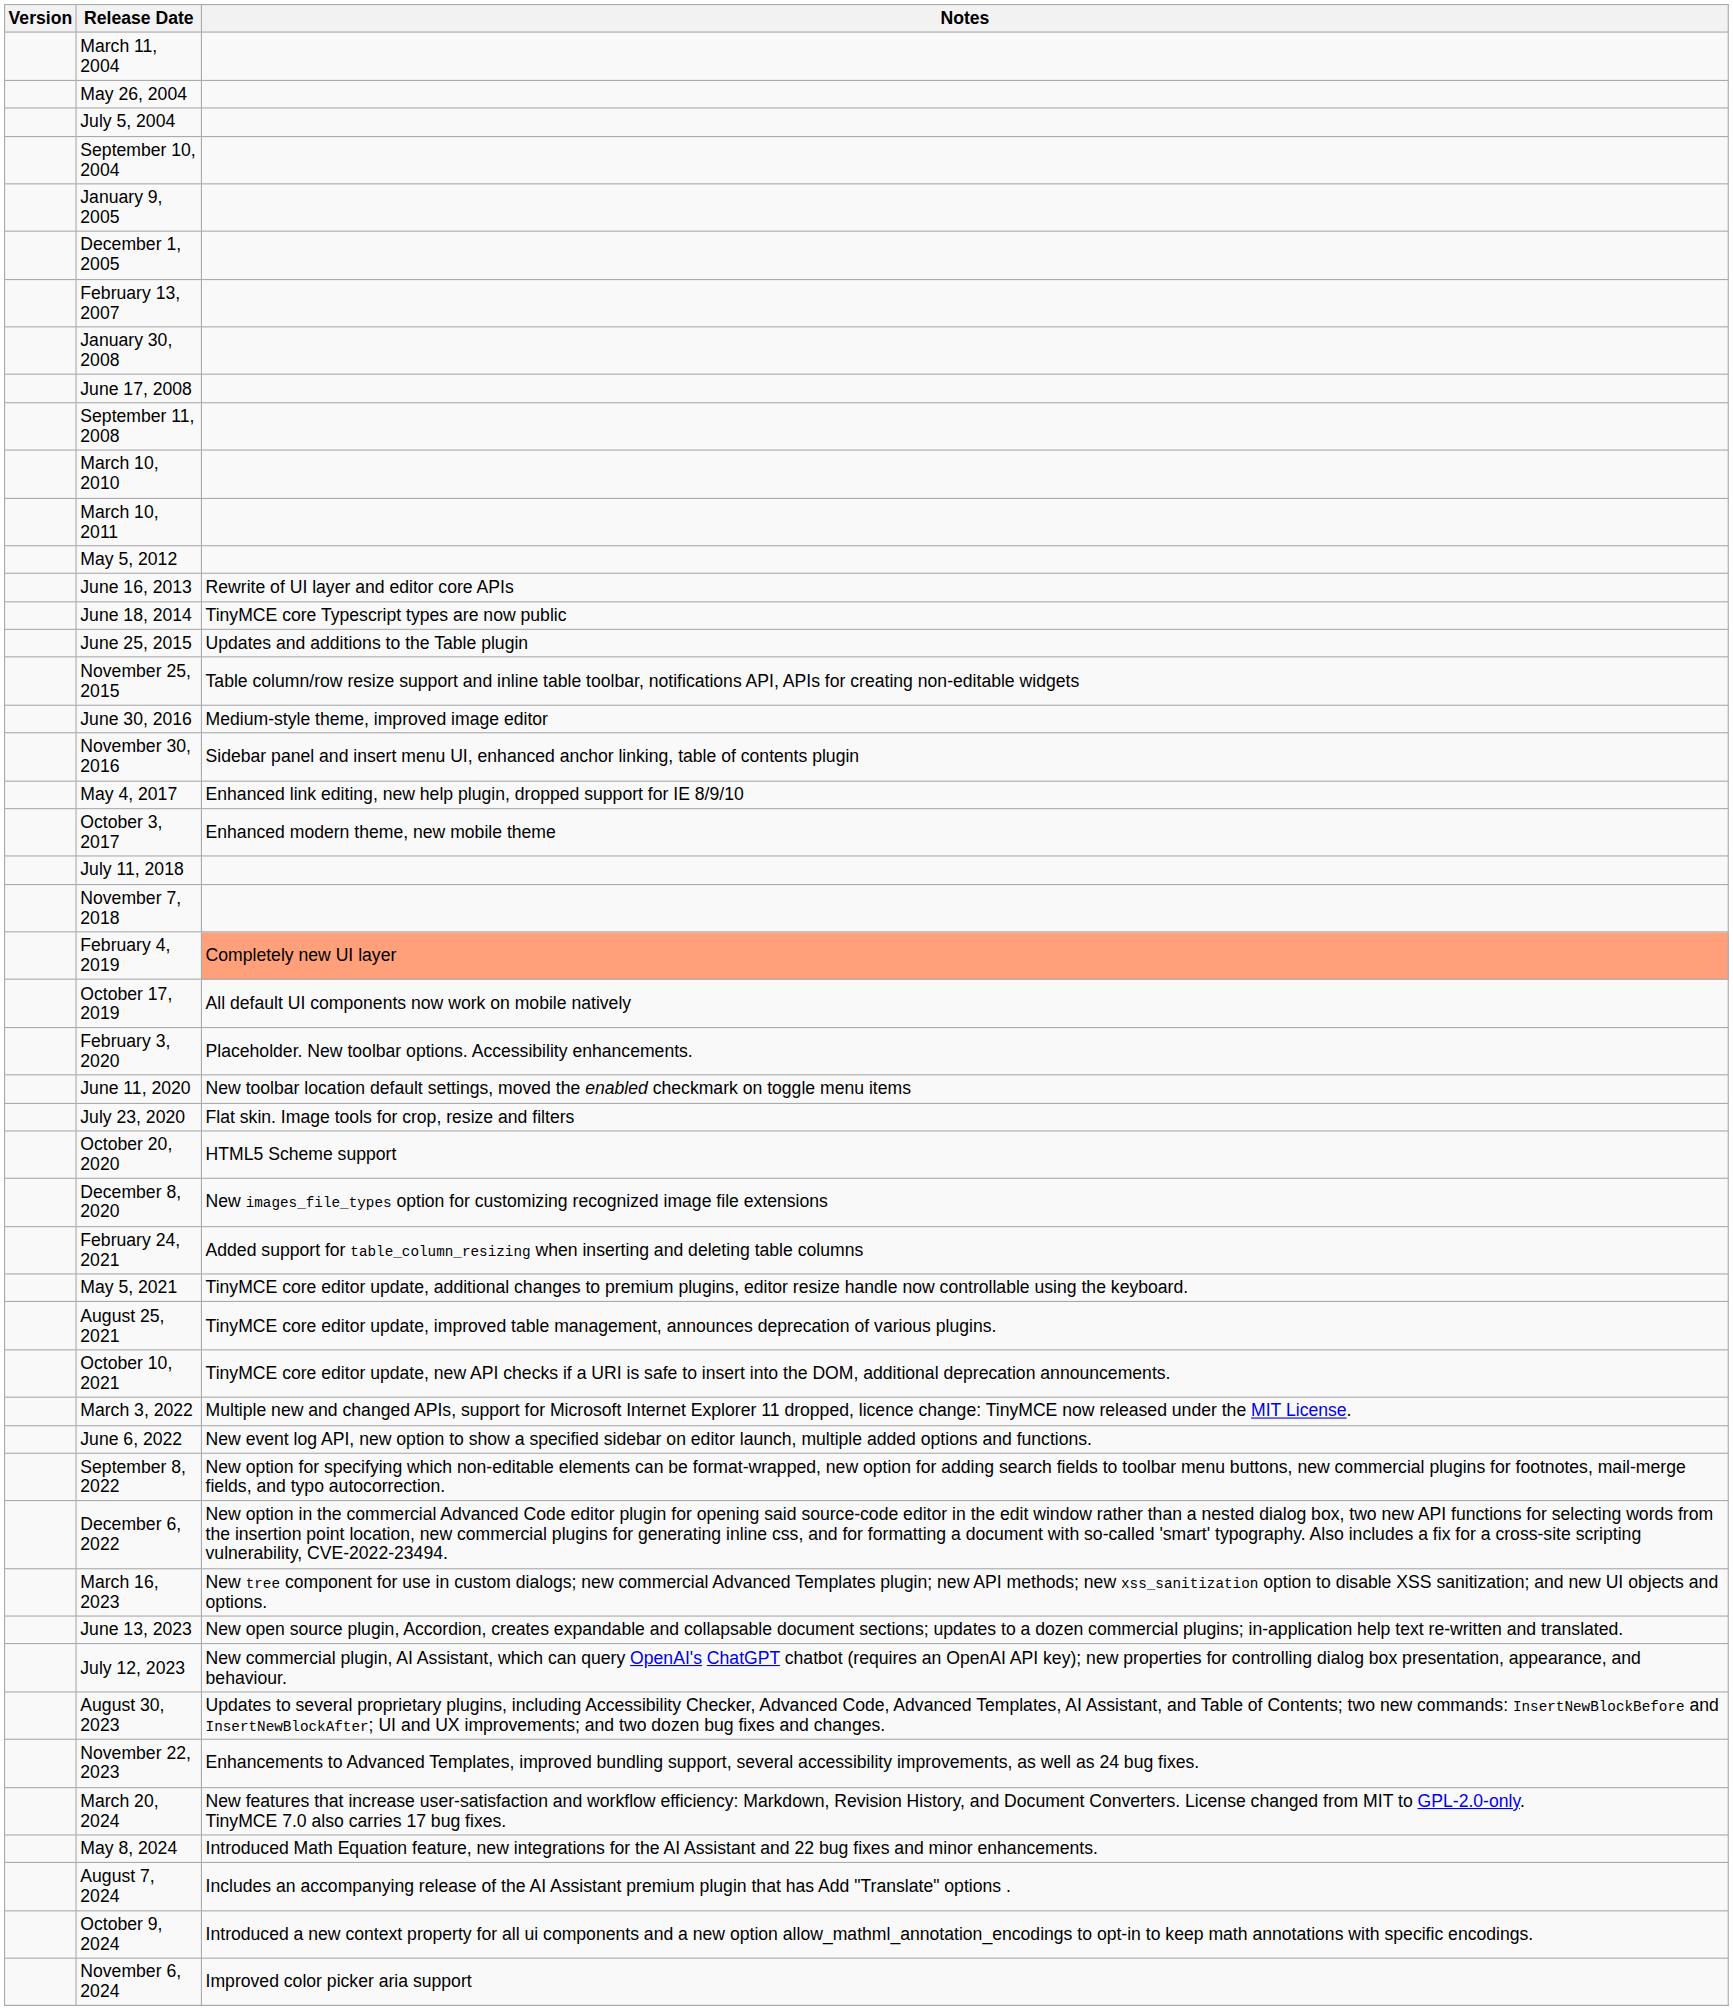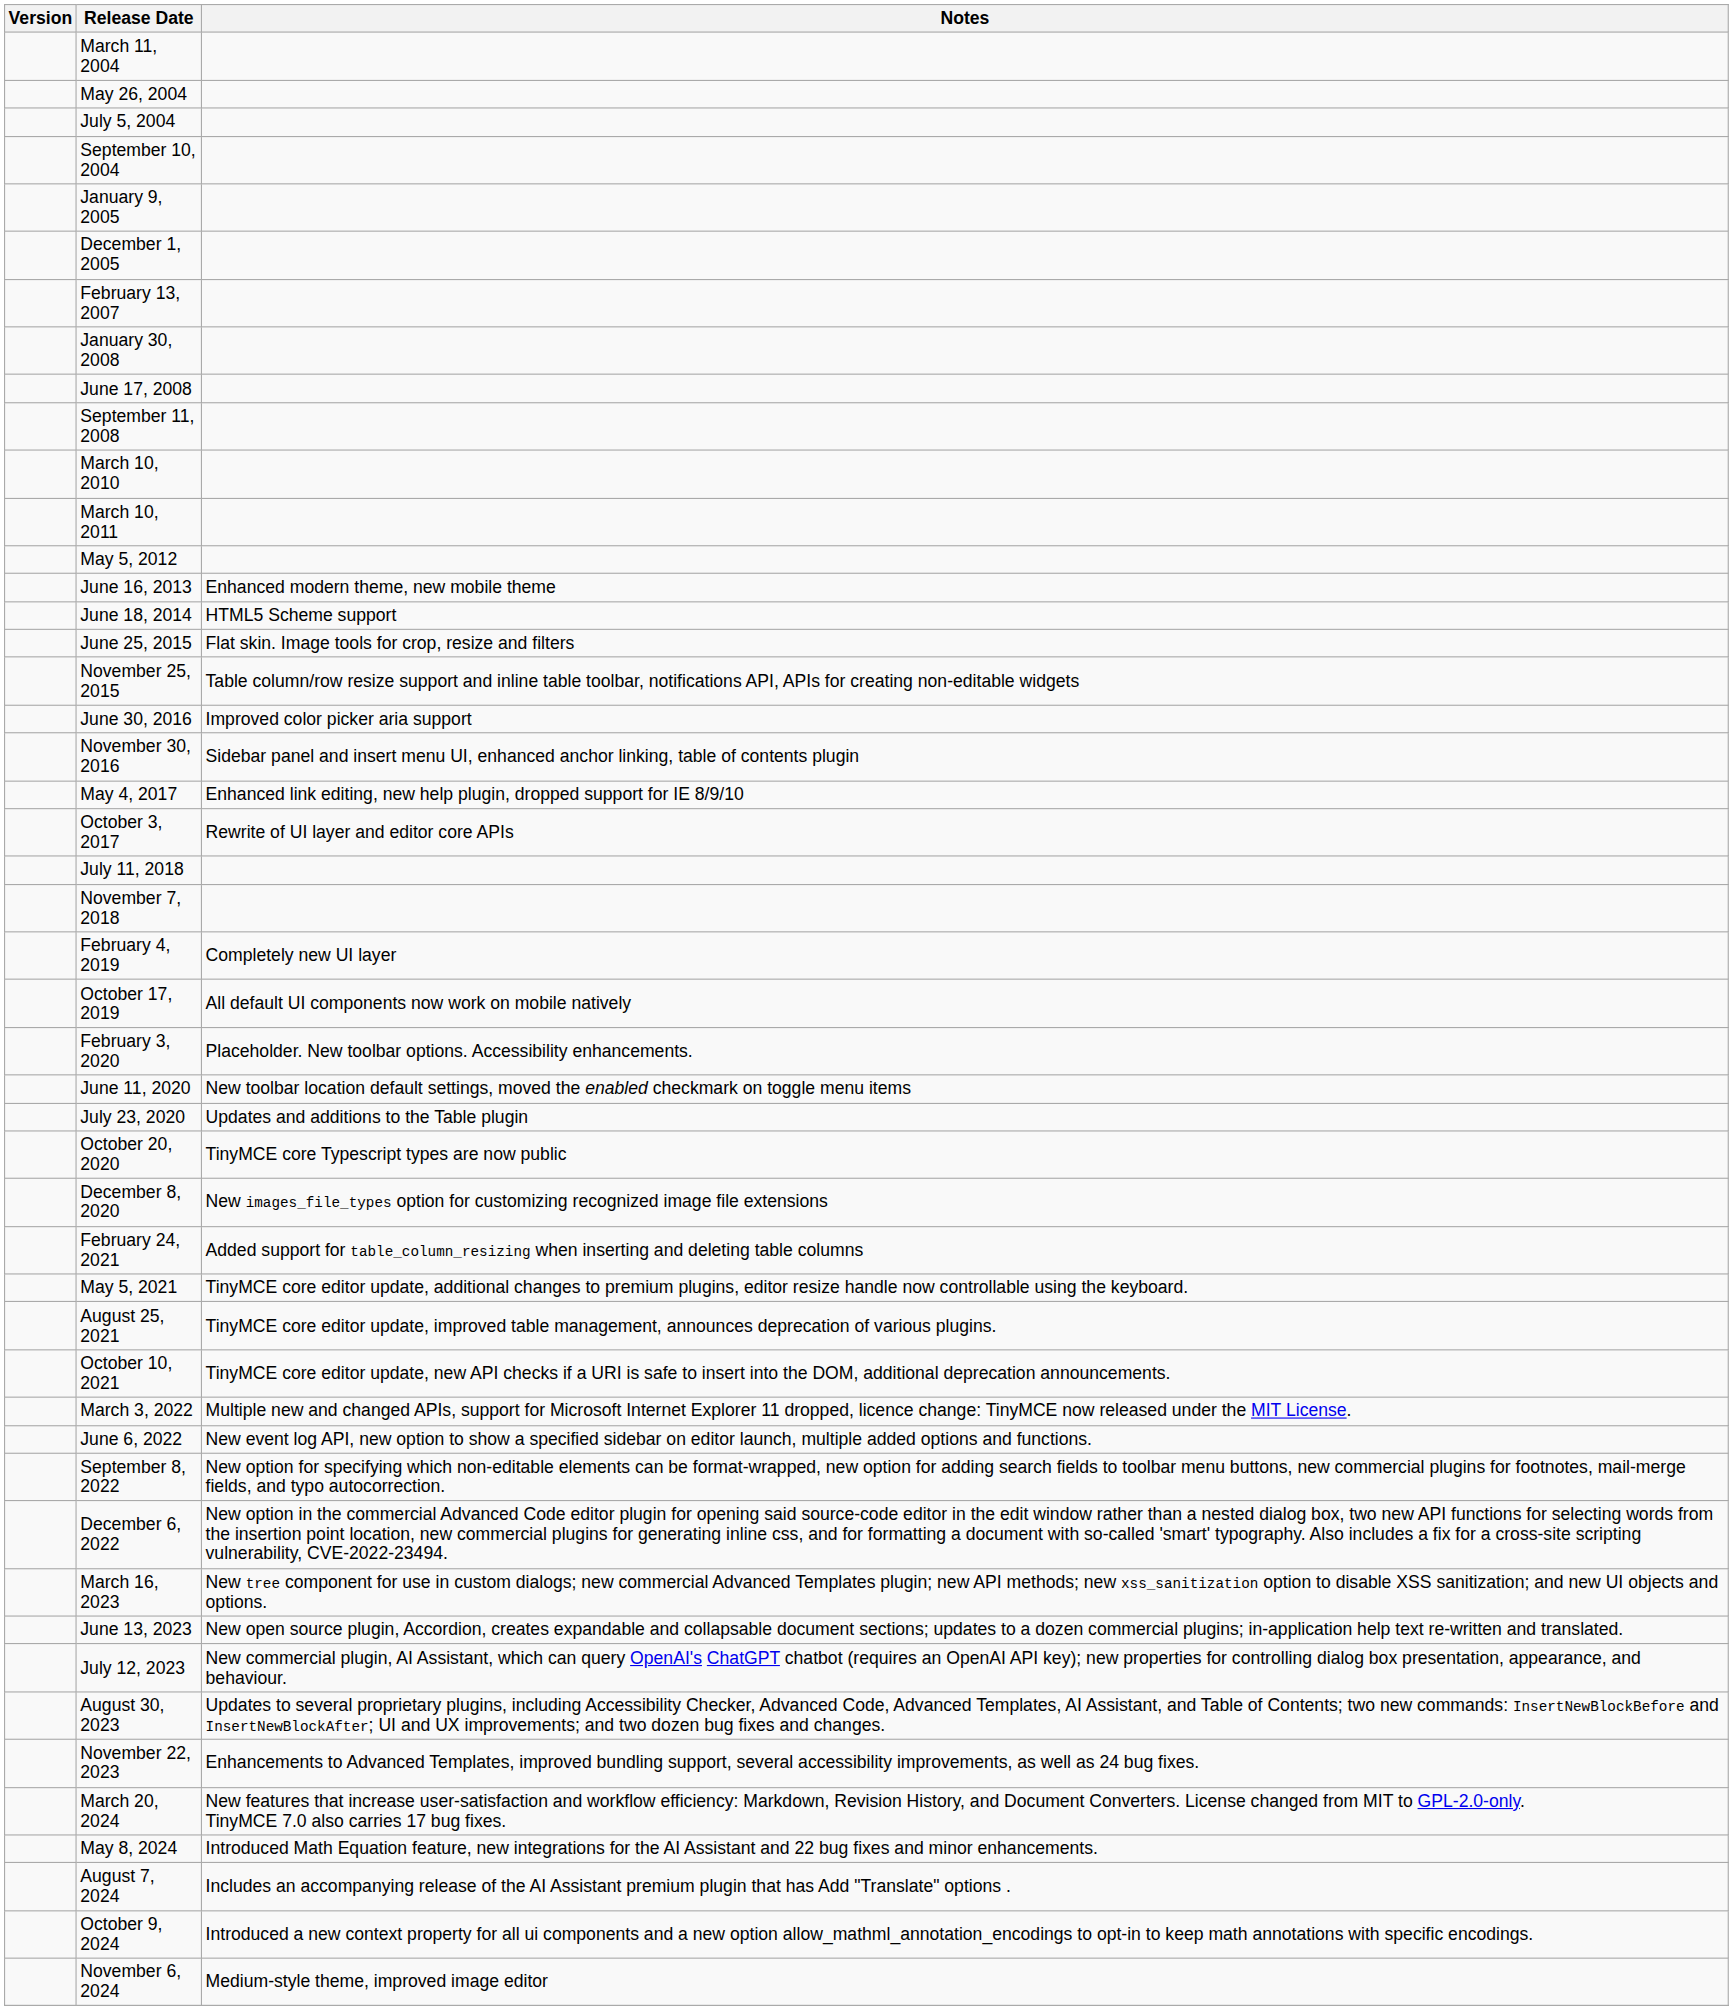(360, 587) Rewrite of UI layer and editor core APIs -> (381, 587) Enhanced modern theme, new mobile theme
(386, 615) TinyMCE core Typescript types are now public -> (301, 615) HTML5 Scheme support
(367, 643) Updates and additions to the Table plugin -> (390, 643) Flat skin. Image tools for crop, resize and filters
(377, 718) Medium-style theme, improved image editor -> (339, 718) Improved color picker aria support
(381, 832) Enhanced modern theme, new mobile theme -> (360, 832) Rewrite of UI layer and editor core APIs
(301, 955) lightsalmon background -> (301, 955) no background
(390, 1116) Flat skin. Image tools for crop, resize and filters -> (367, 1116) Updates and additions to the Table plugin
(301, 1154) HTML5 Scheme support -> (386, 1154) TinyMCE core Typescript types are now public
(339, 1981) Improved color picker aria support -> (377, 1981) Medium-style theme, improved image editor
